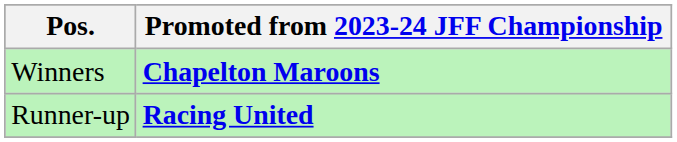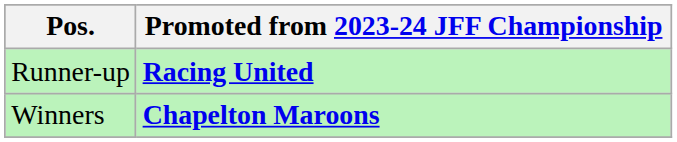rows swapped: (58, 70) <-> (71, 114)
